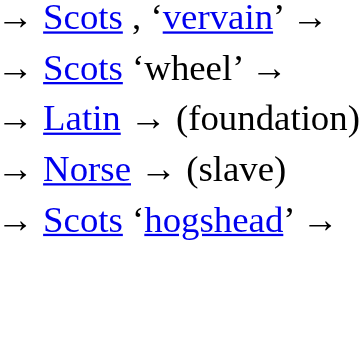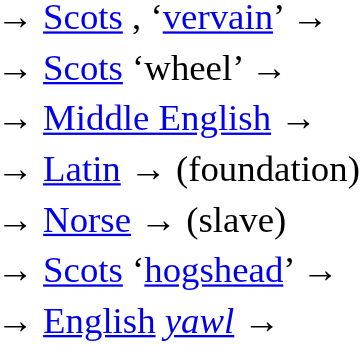+ row: (180, 118)
+ row: (162, 320)
